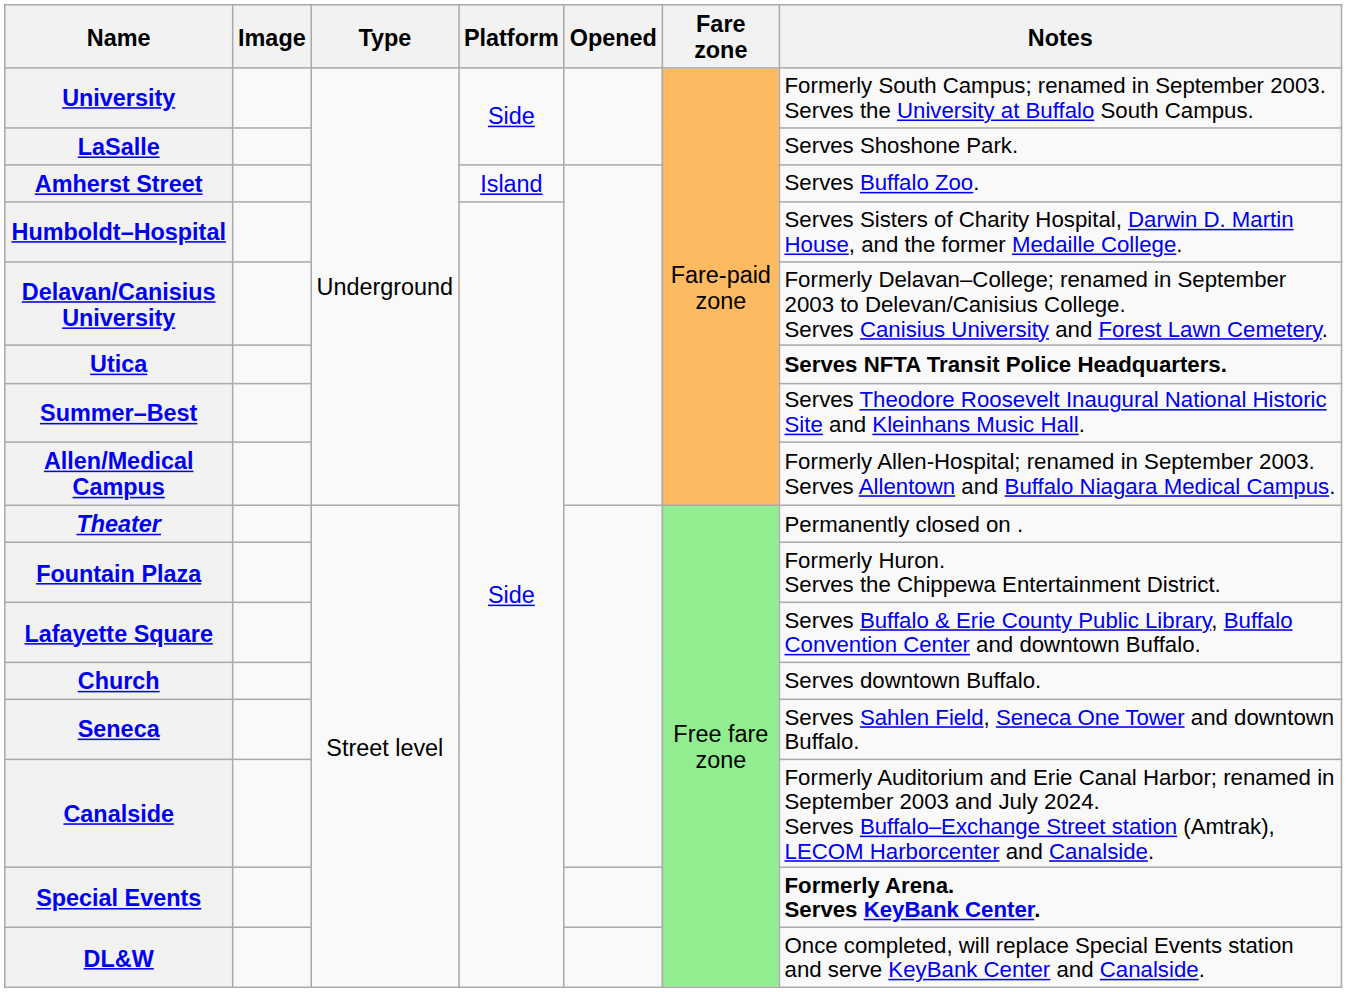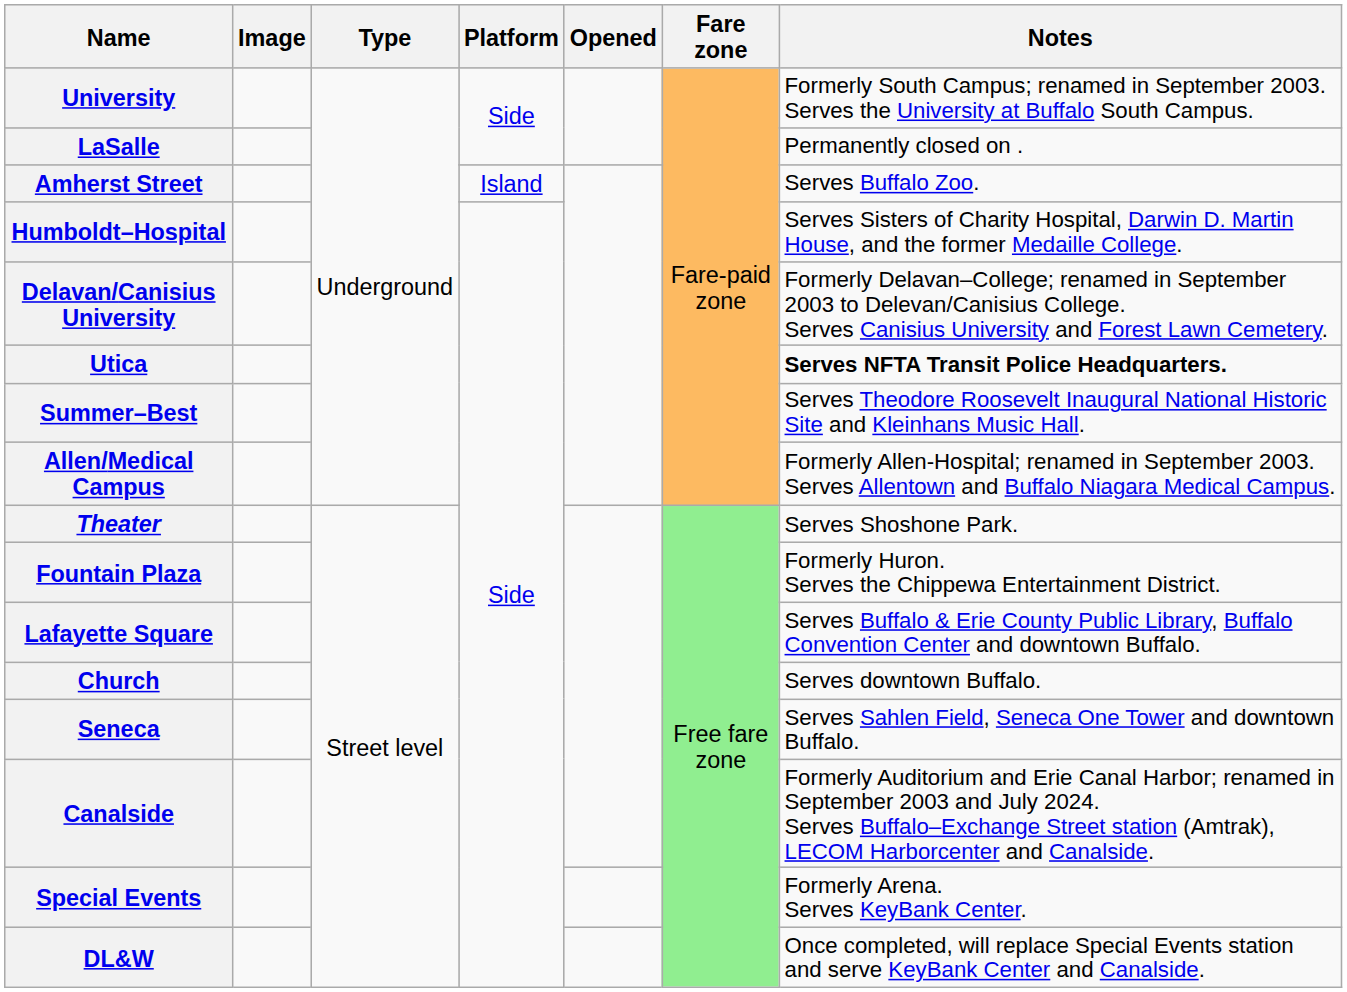(901, 146) Serves Shoshone Park. -> (904, 146) Permanently closed on .
(904, 524) Permanently closed on . -> (901, 524) Serves Shoshone Park.
(912, 898) bold -> (906, 898) normal
